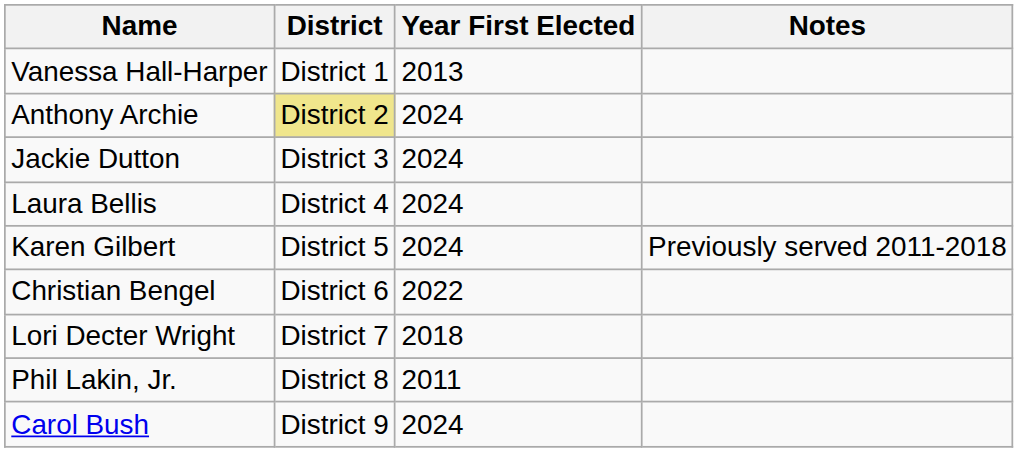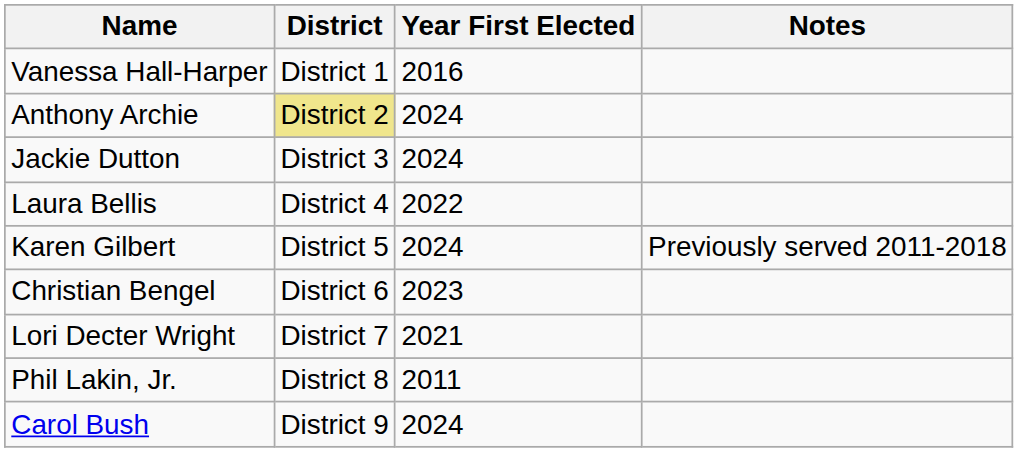(433, 70) 2013 -> (433, 70) 2016
(433, 203) 2024 -> (433, 203) 2022
(433, 291) 2022 -> (433, 291) 2023
(433, 335) 2018 -> (433, 335) 2021
